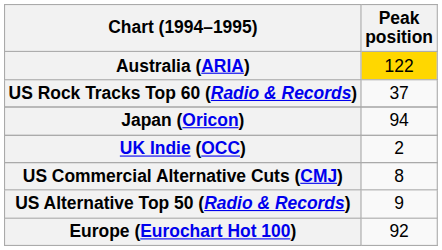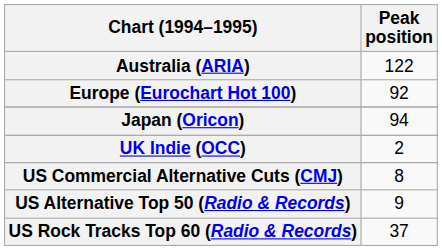(399, 65) gold background -> (399, 65) no background
rows swapped: (183, 231) <-> (183, 93)
